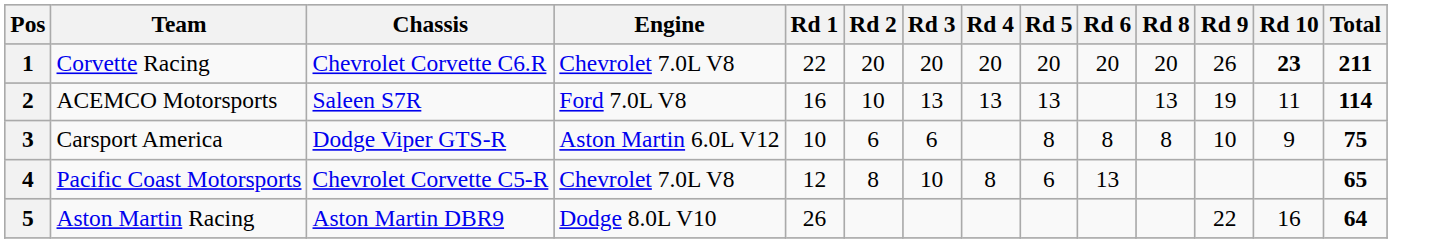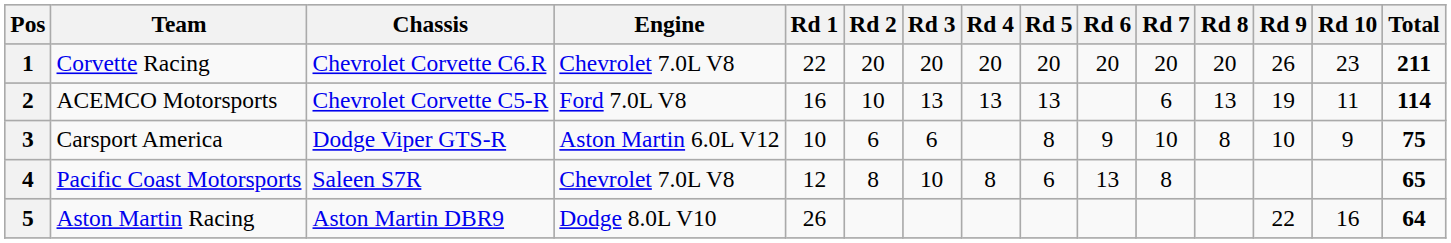+ column: (1166, 24)
(1289, 62) bold -> (1348, 62) normal
(367, 101) Saleen S7R -> (430, 101) Chevrolet Corvette C5-R
(1107, 140) 8 -> (1107, 140) 9
(430, 179) Chevrolet Corvette C5-R -> (367, 179) Saleen S7R
